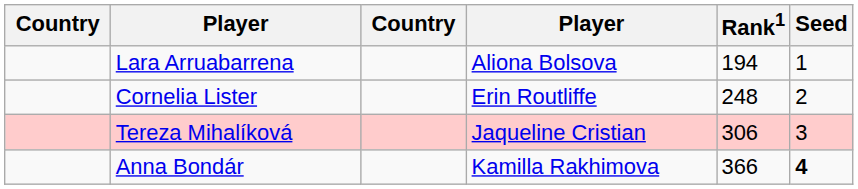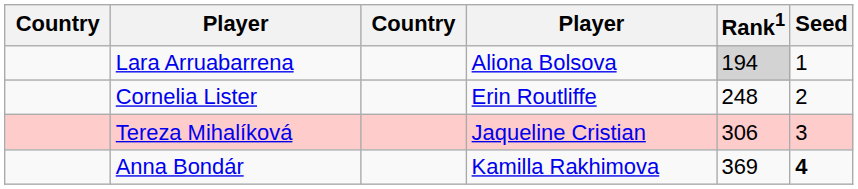(740, 62) no background -> (740, 62) lightgrey background
(740, 166) 366 -> (740, 166) 369
